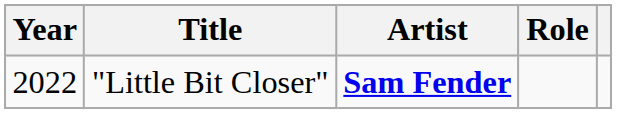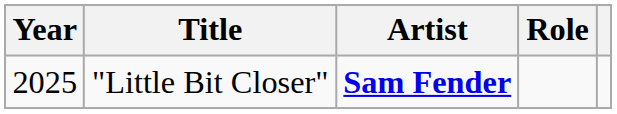(45, 81) 2022 -> (45, 81) 2025
